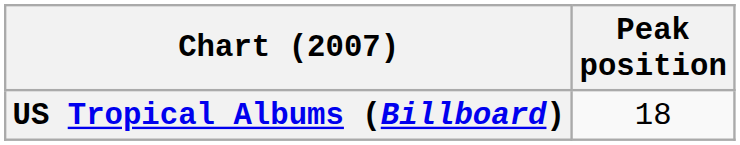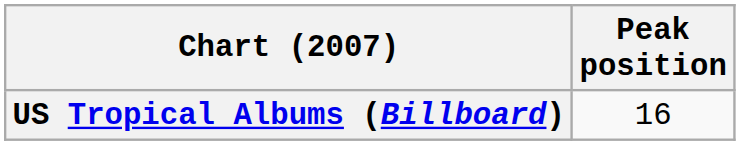(653, 116) 18 -> (653, 116) 16
